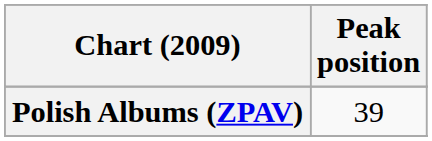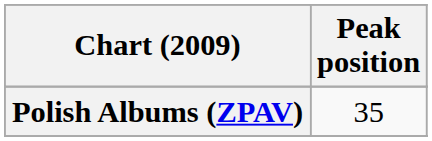(369, 111) 39 -> (369, 111) 35
